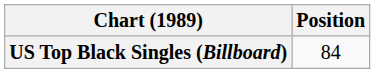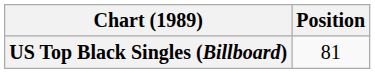(331, 52) 84 -> (331, 52) 81
